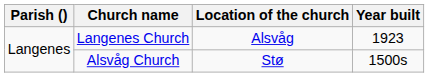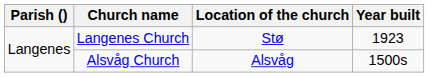(273, 38) Alsvåg -> (273, 38) Stø
(273, 60) Stø -> (273, 60) Alsvåg
